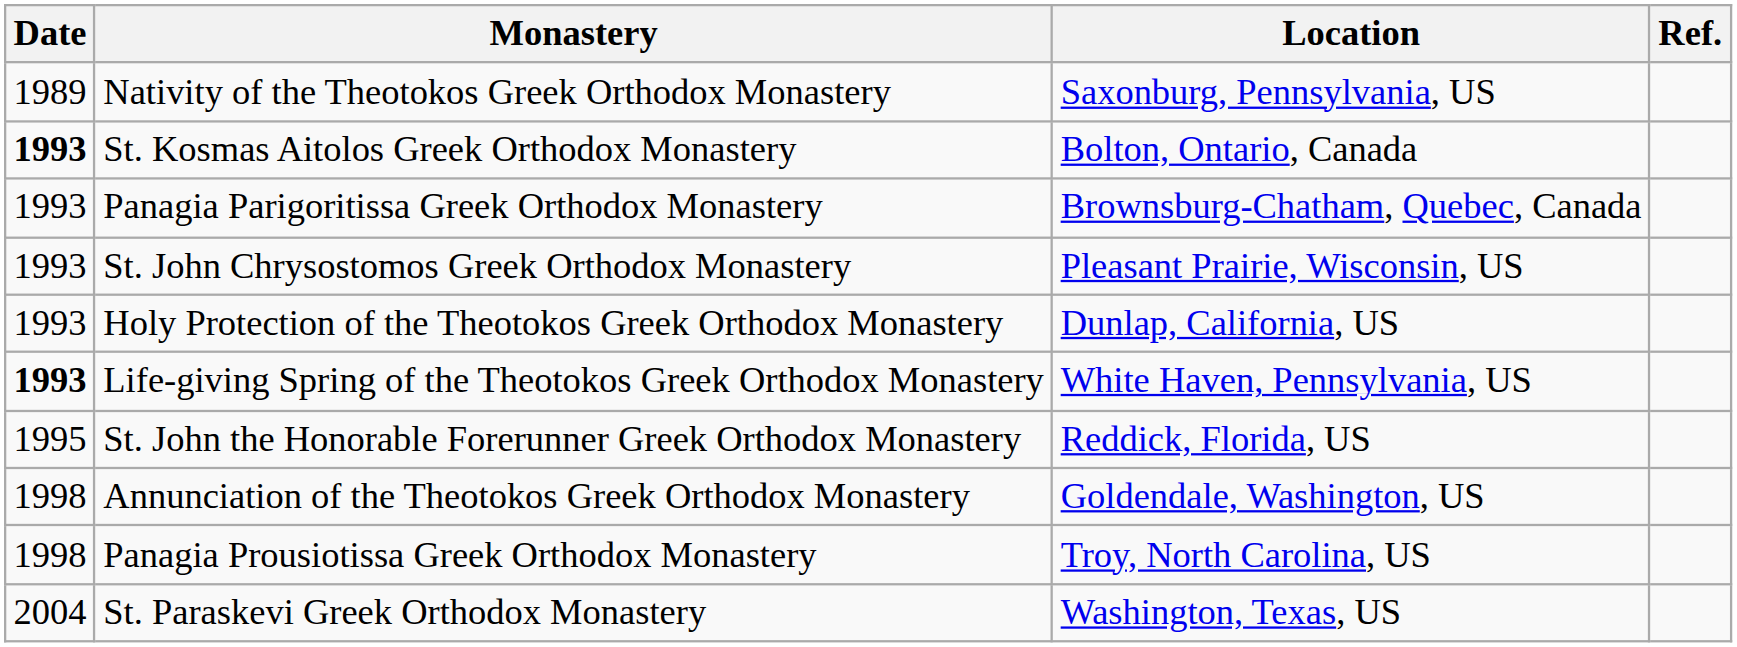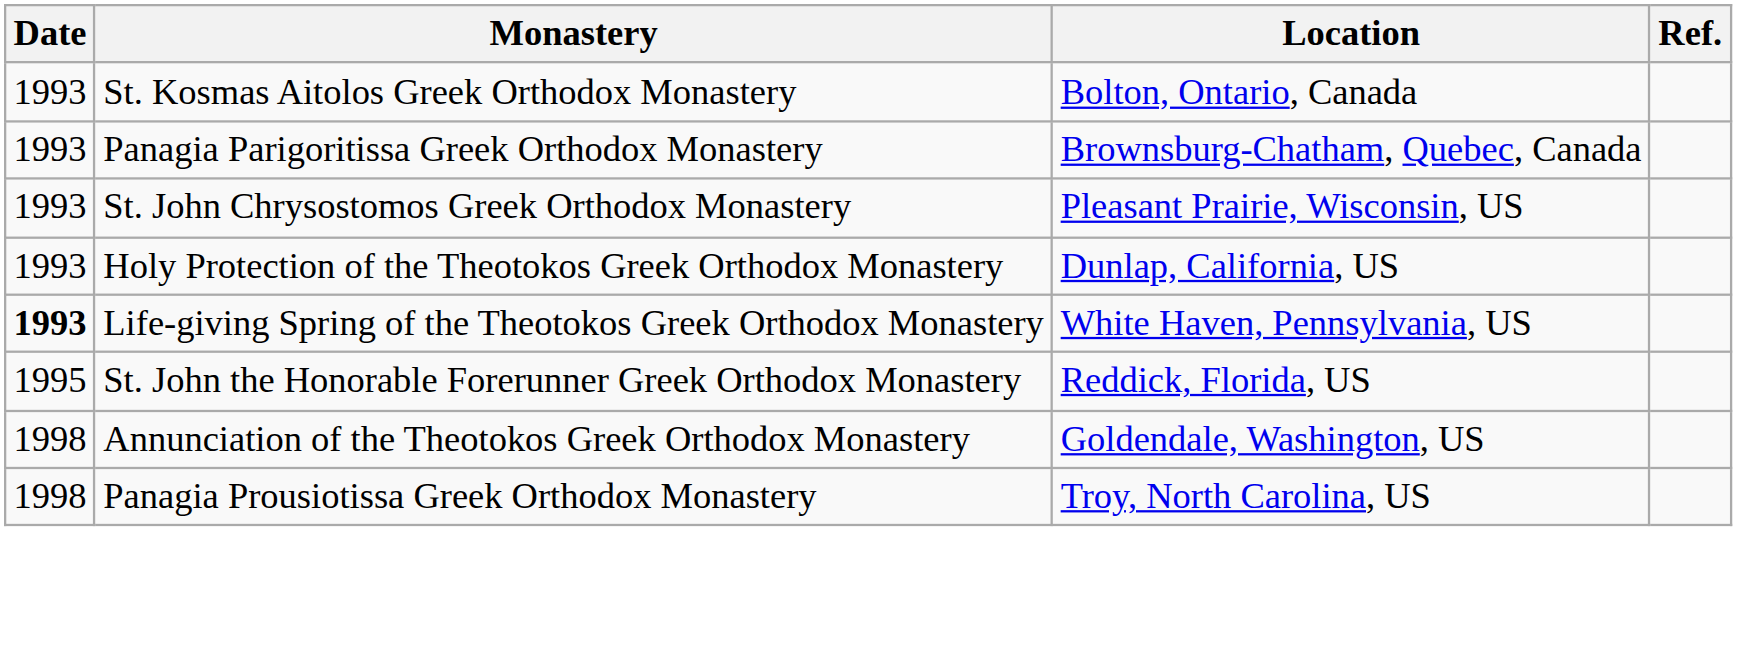- row: (497, 91)
(50, 149) bold -> (50, 91) normal
- row: (405, 611)
